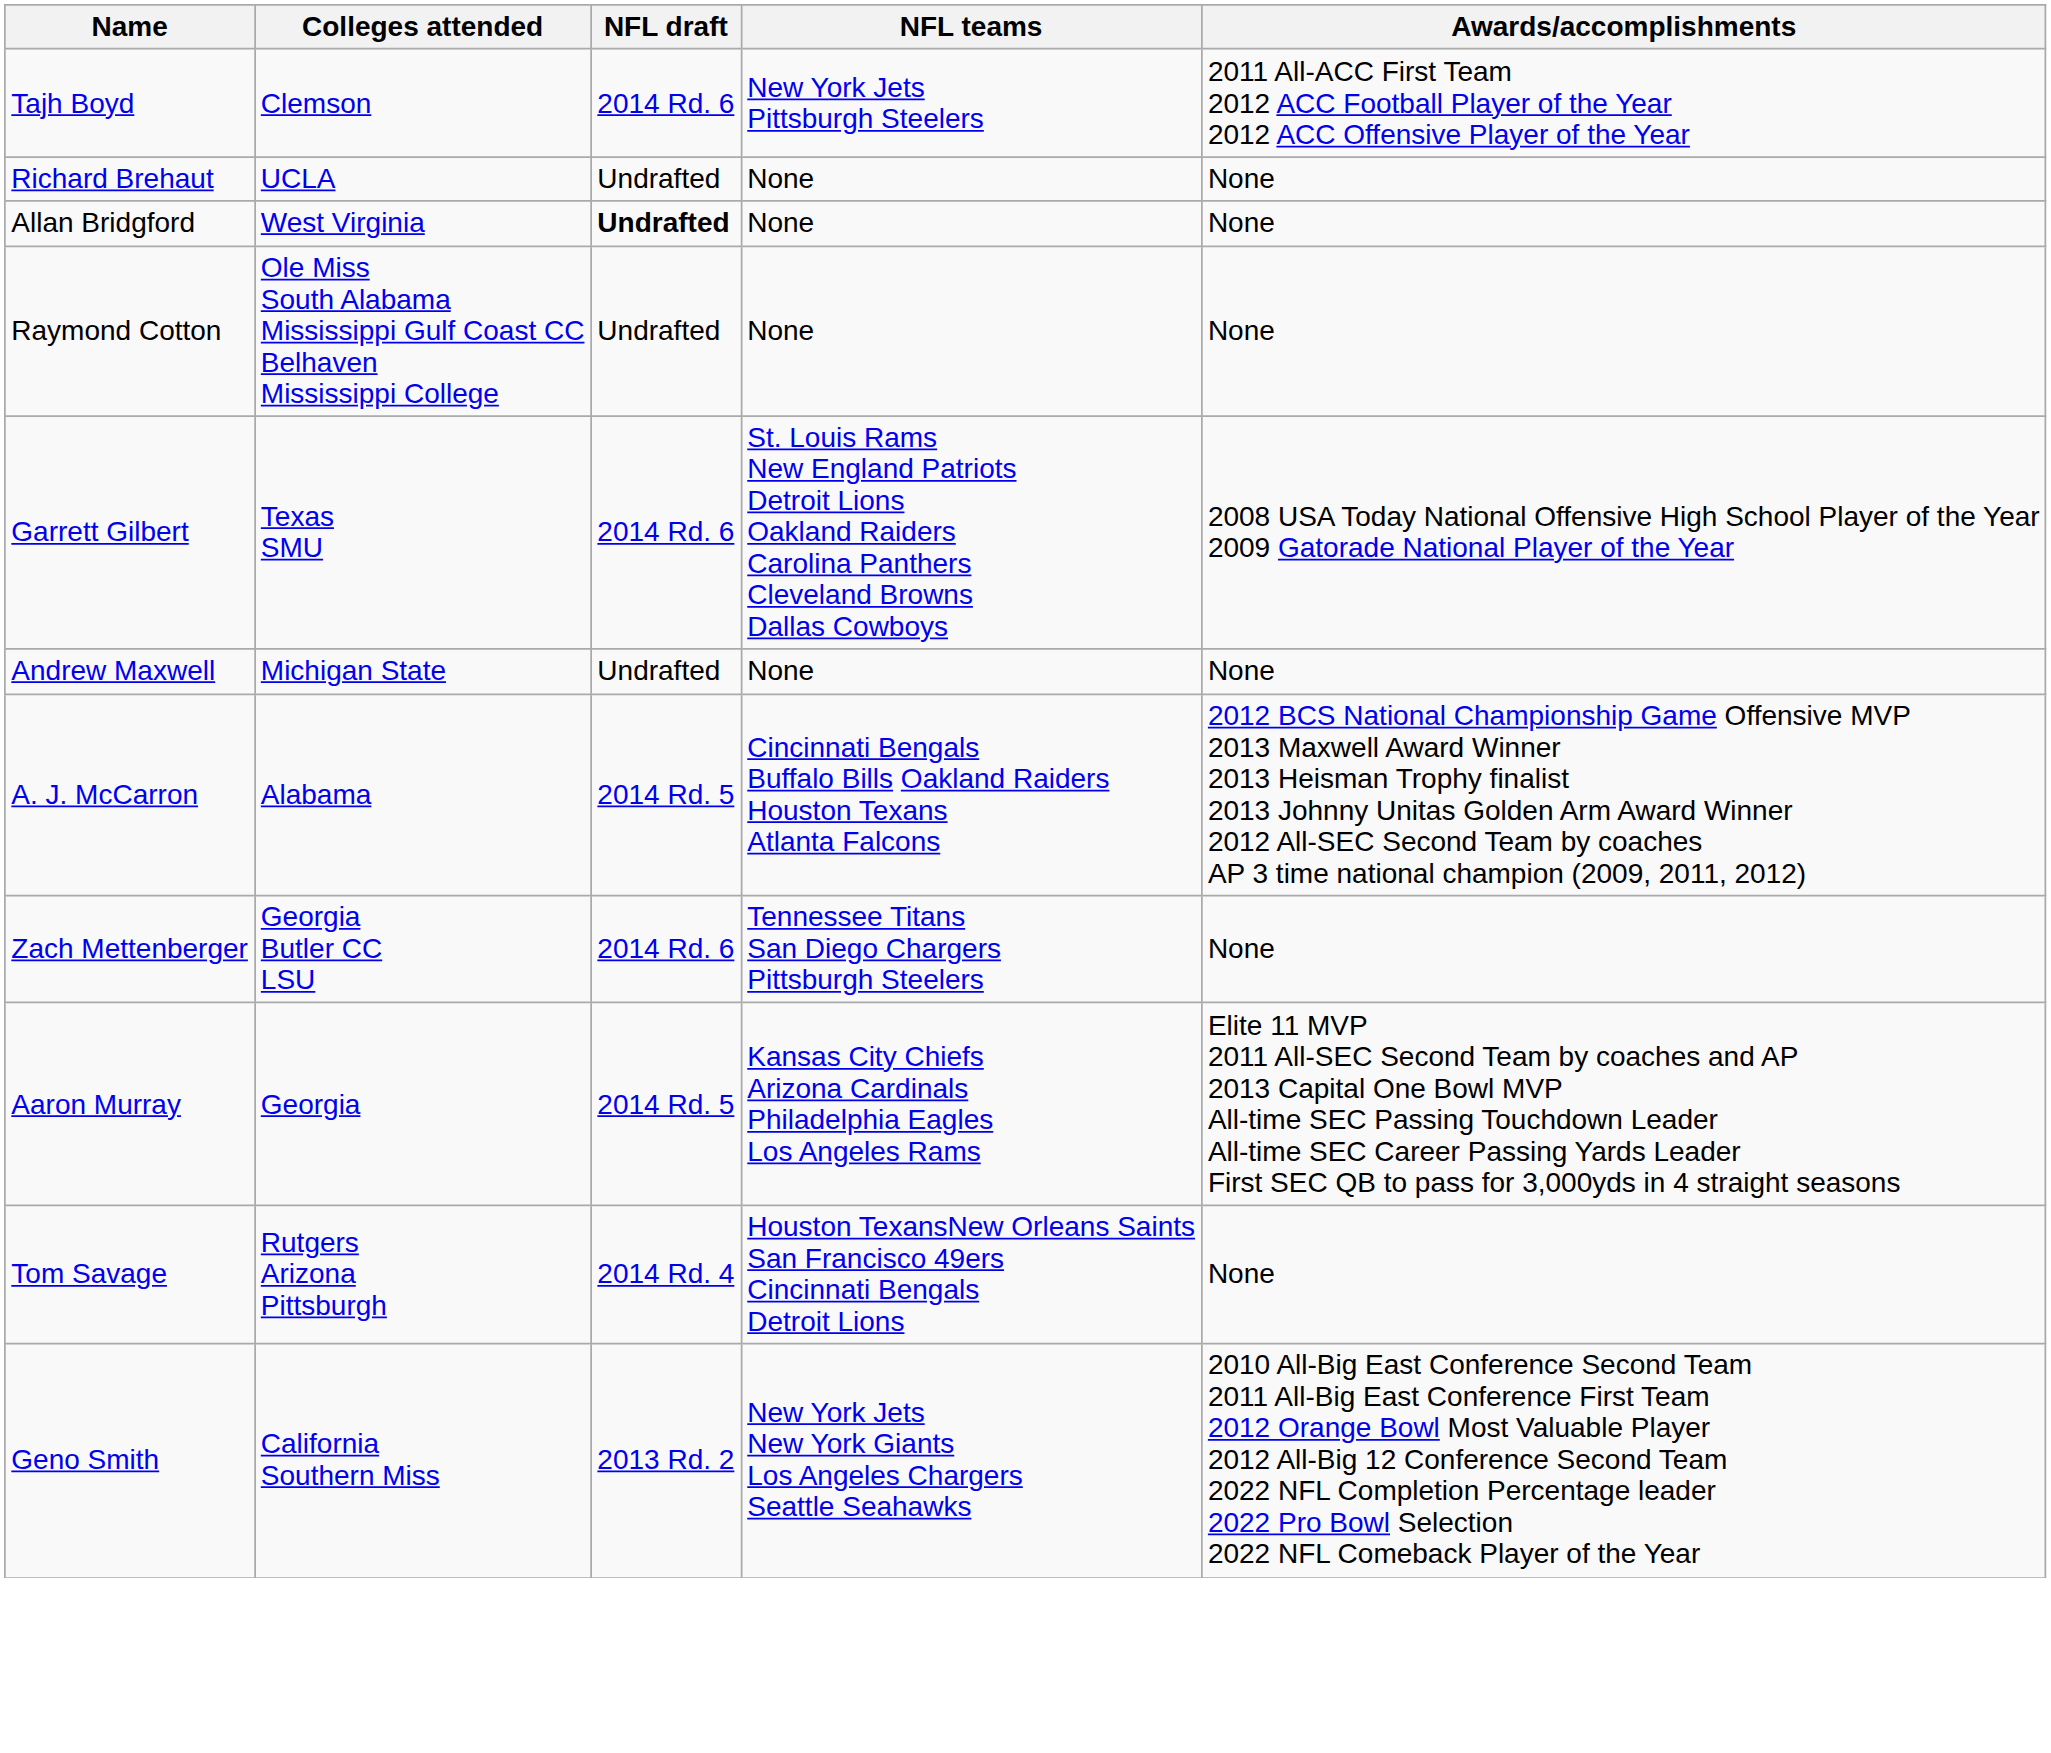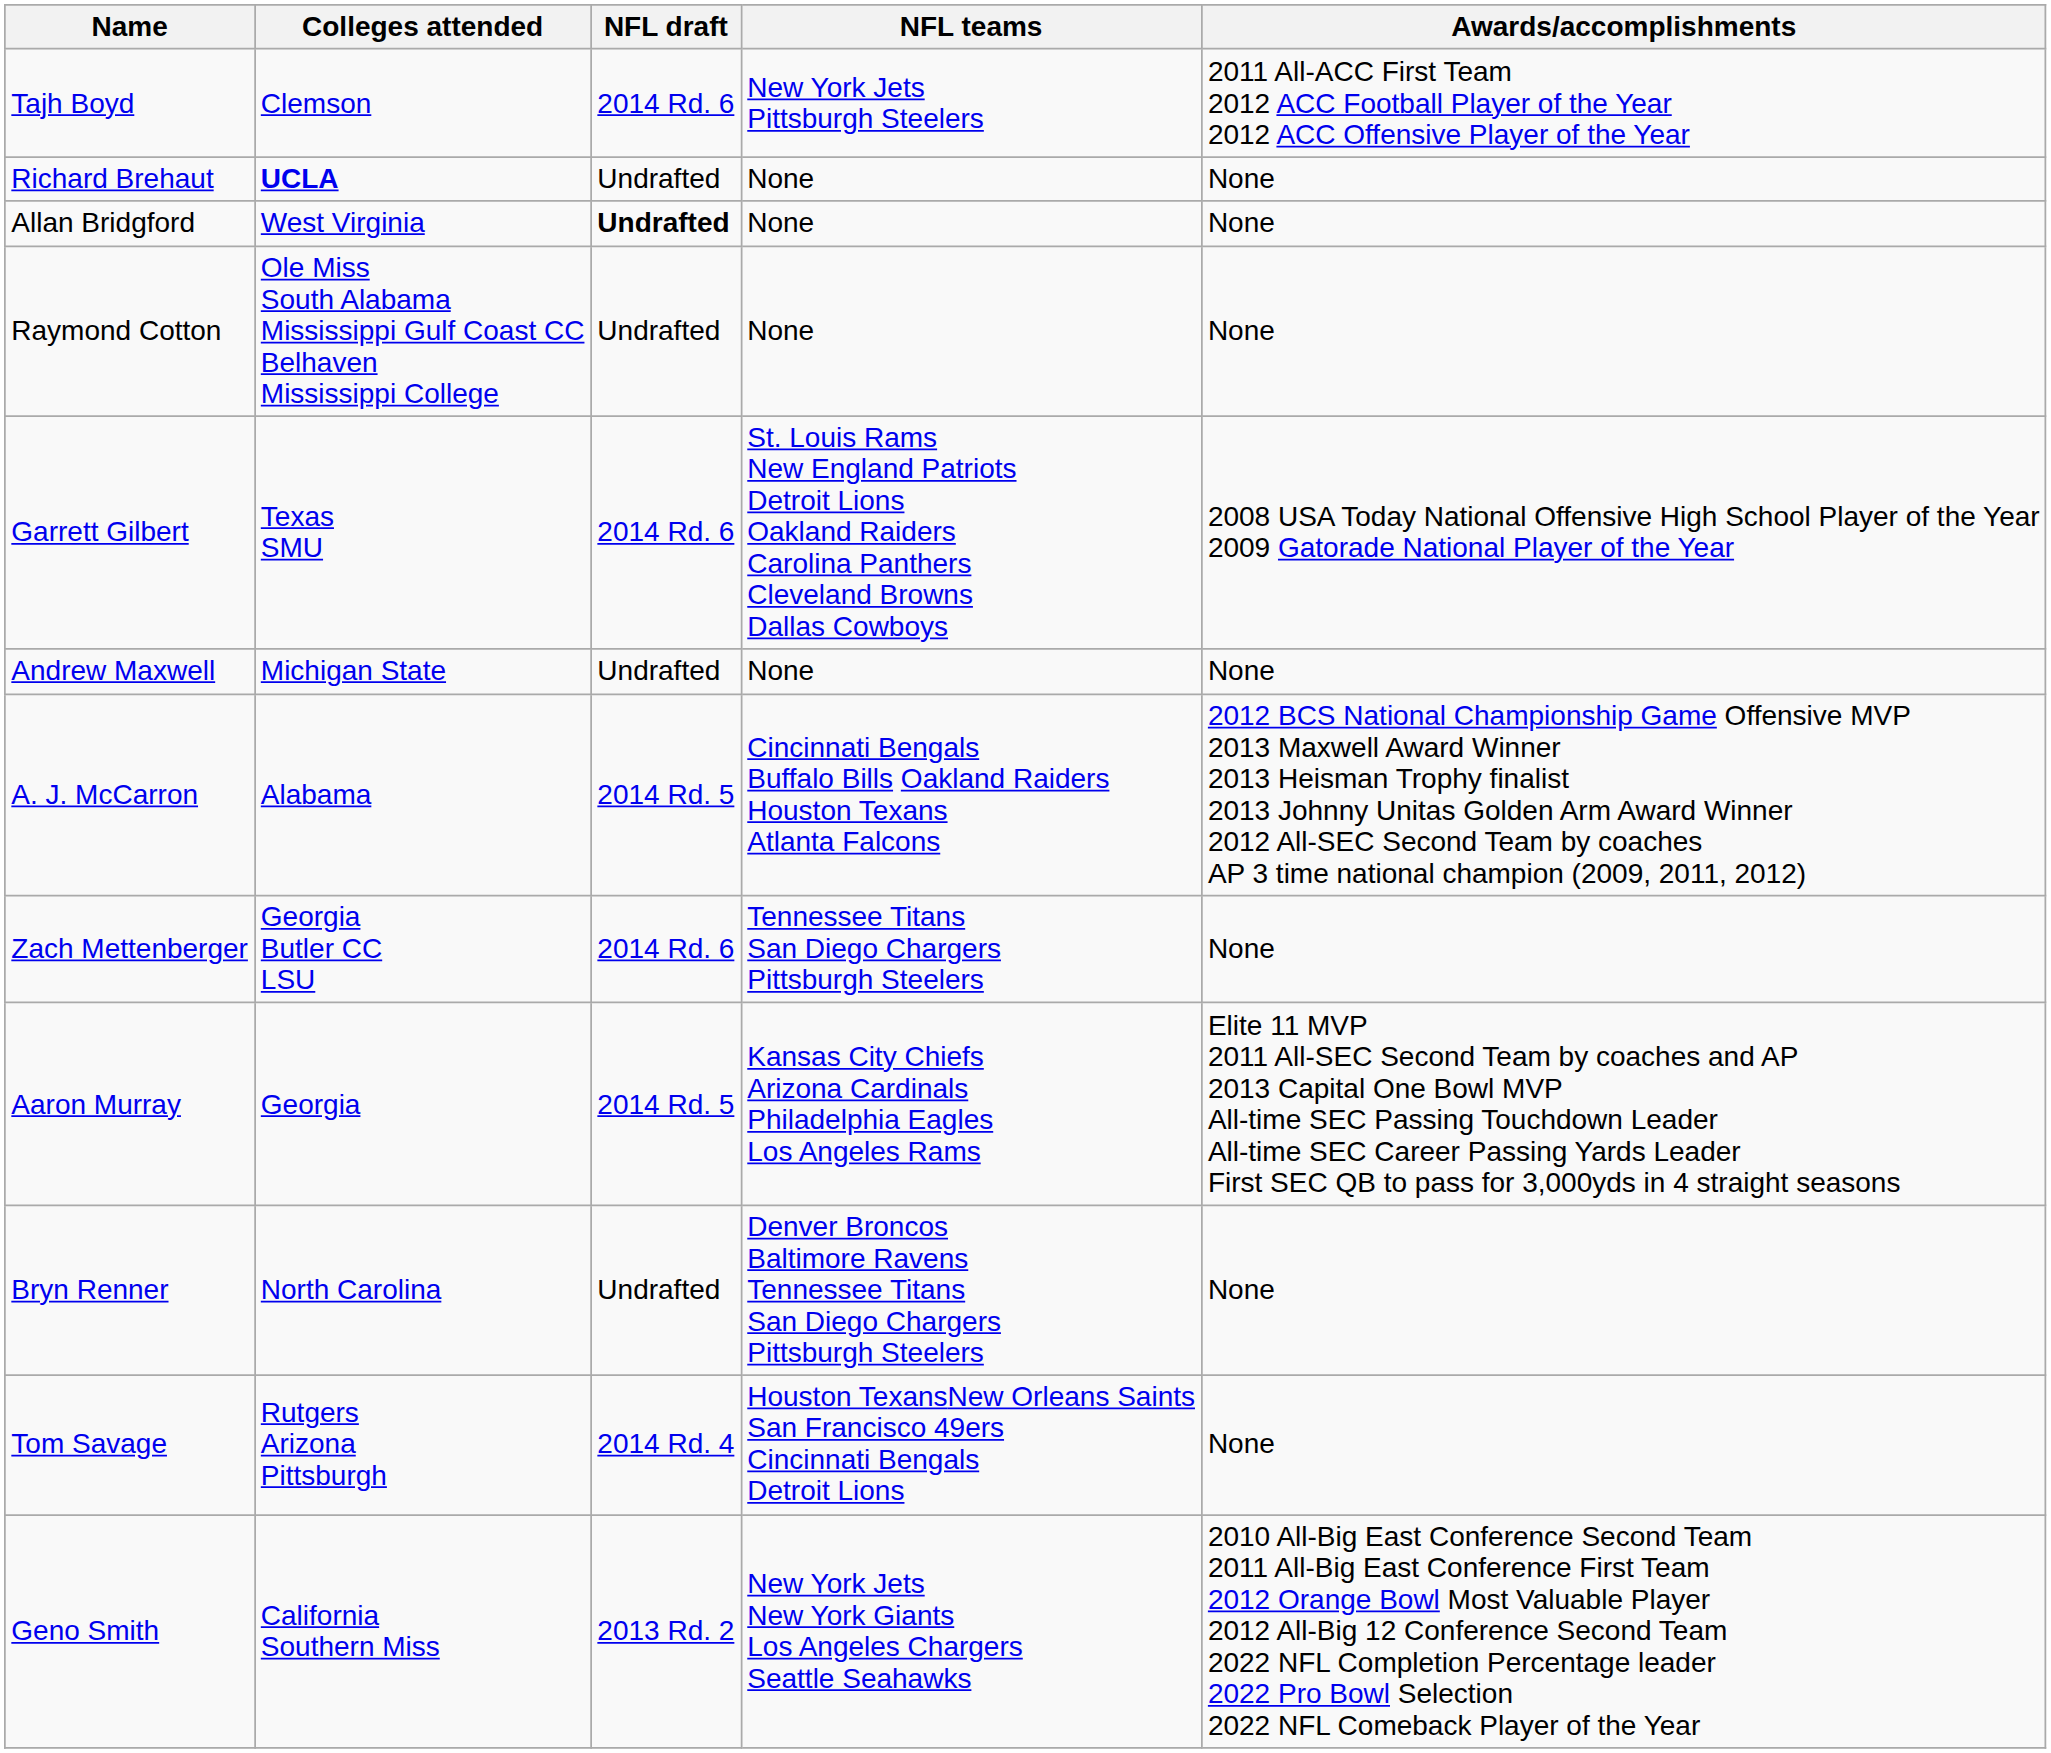(298, 178) normal -> (300, 178) bold
+ row: (90, 1289)
